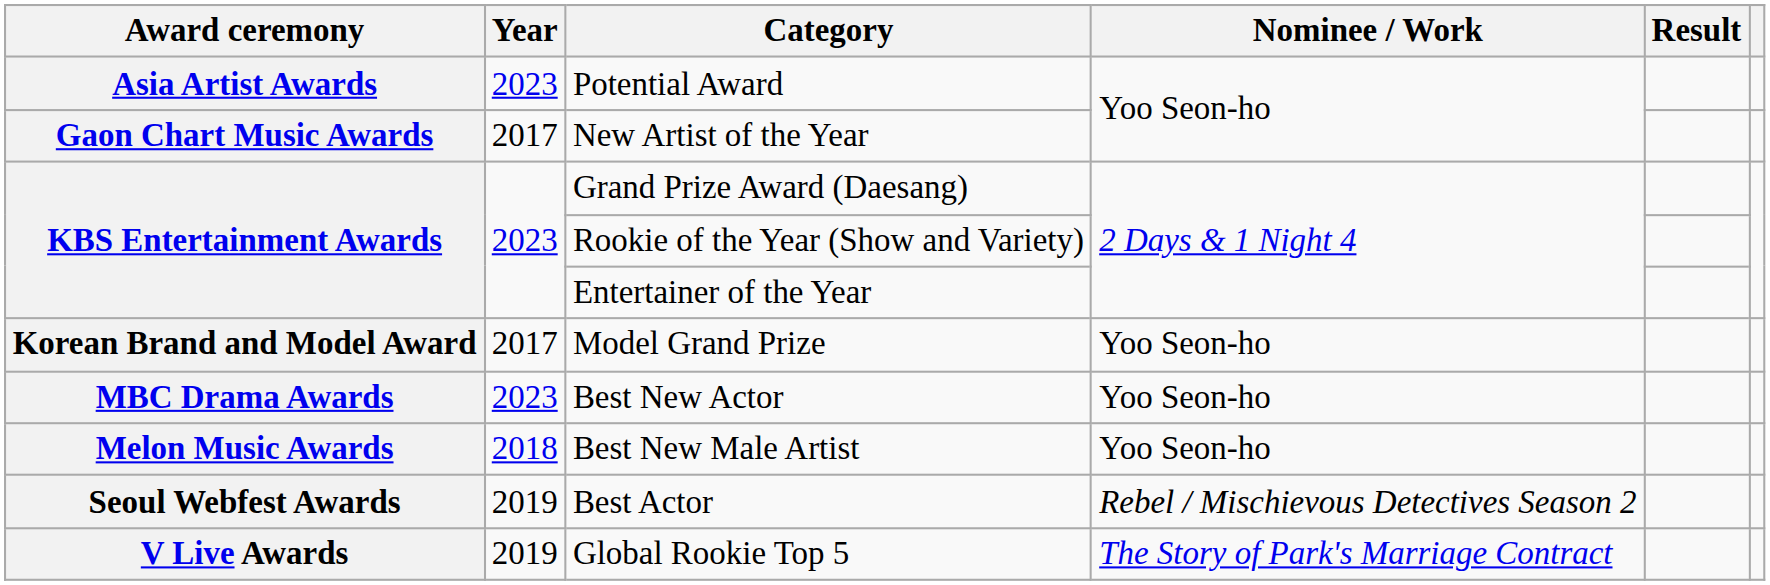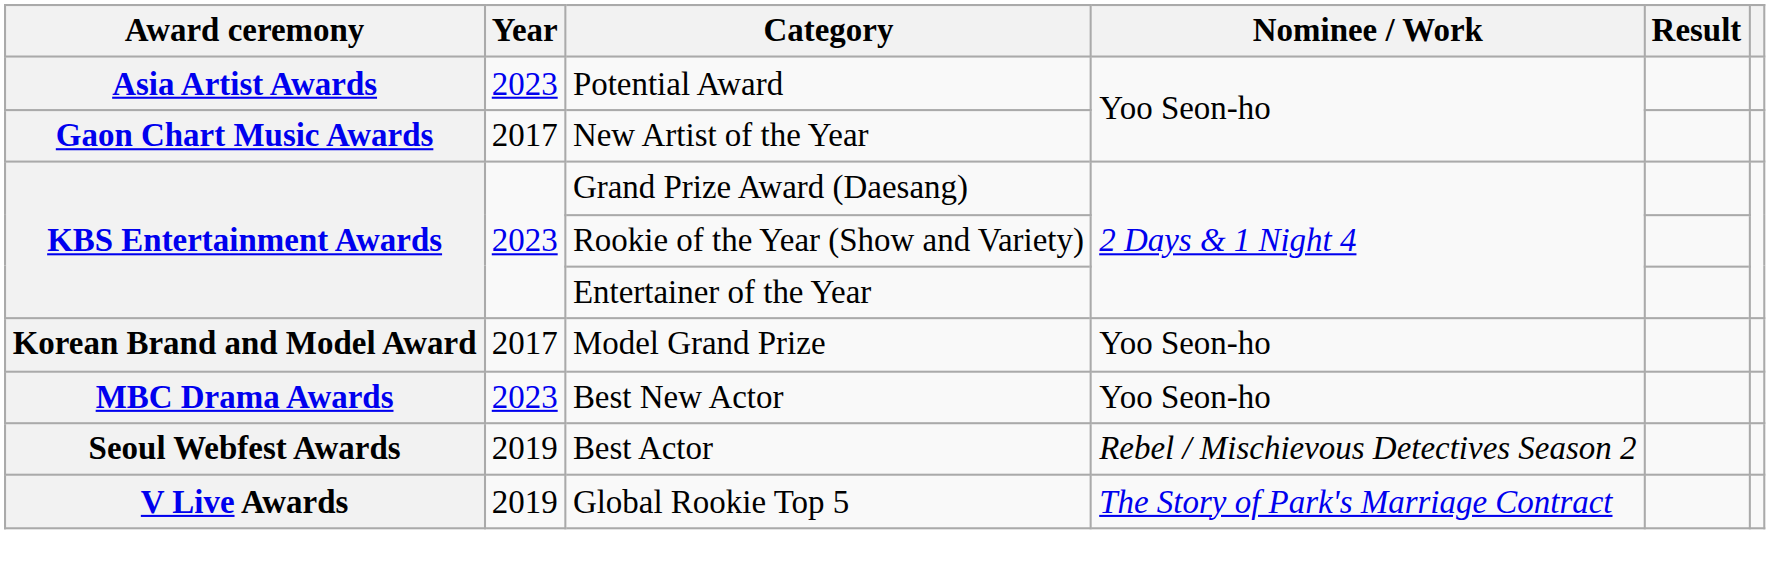- row: (716, 448)
